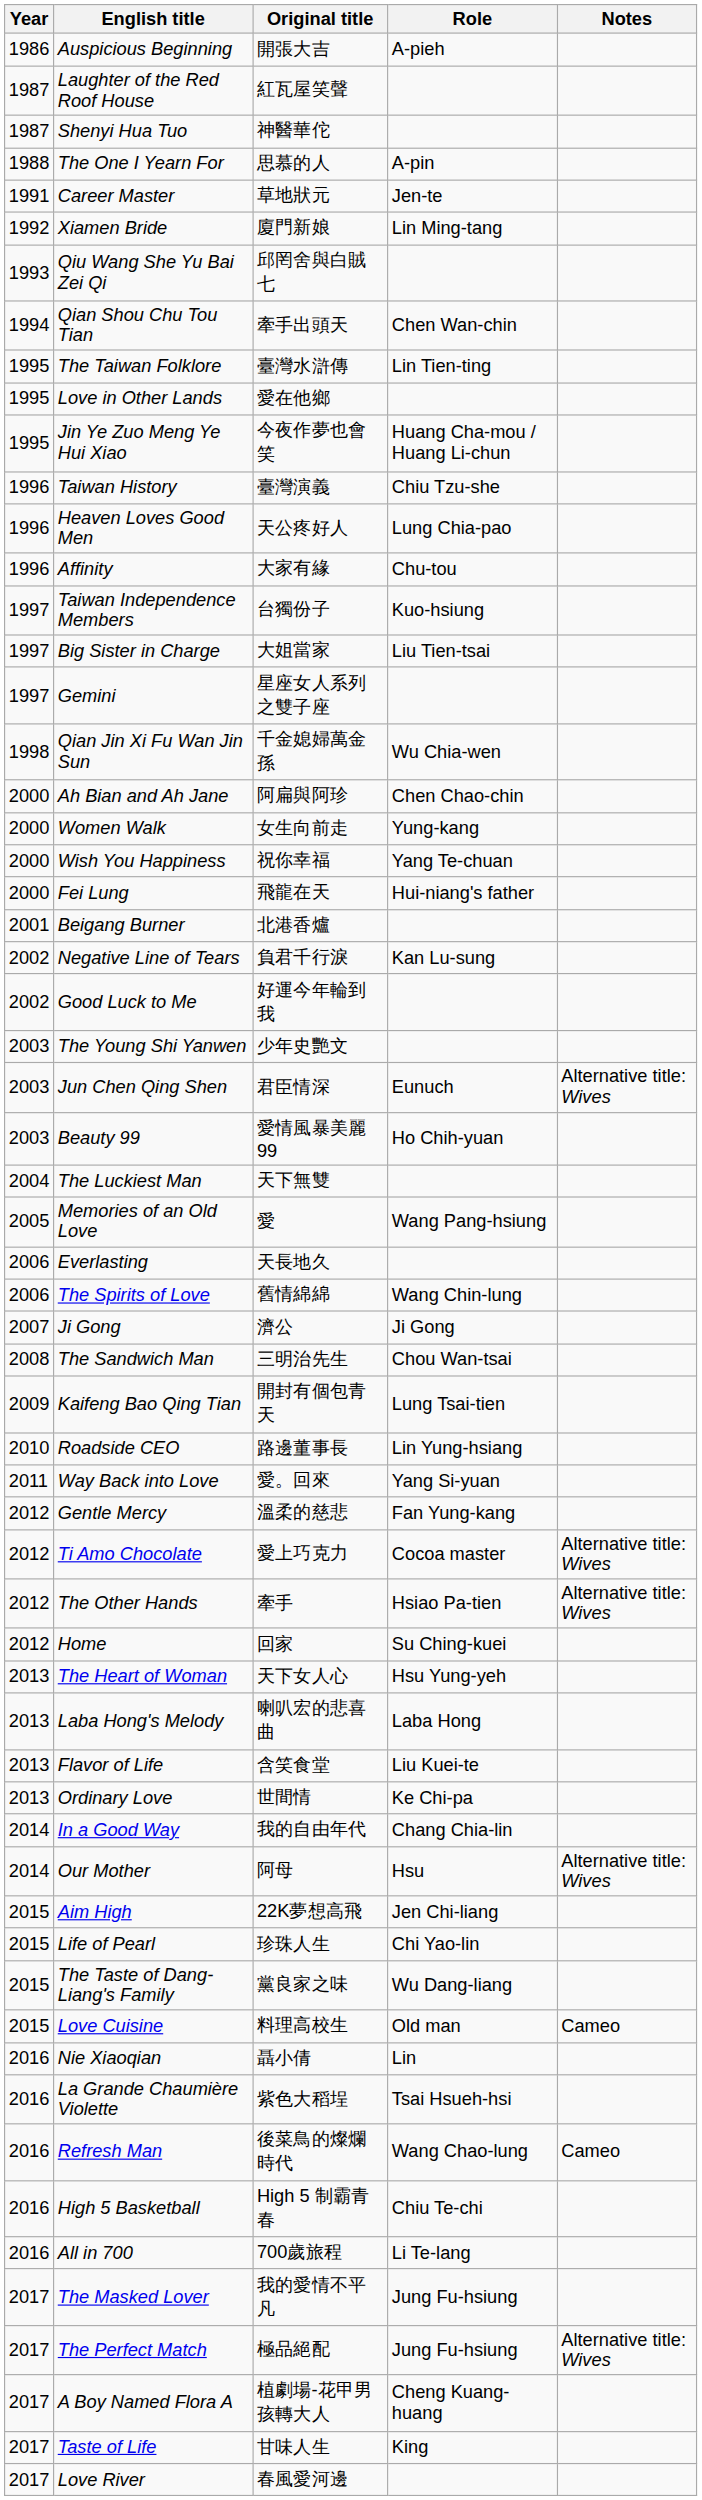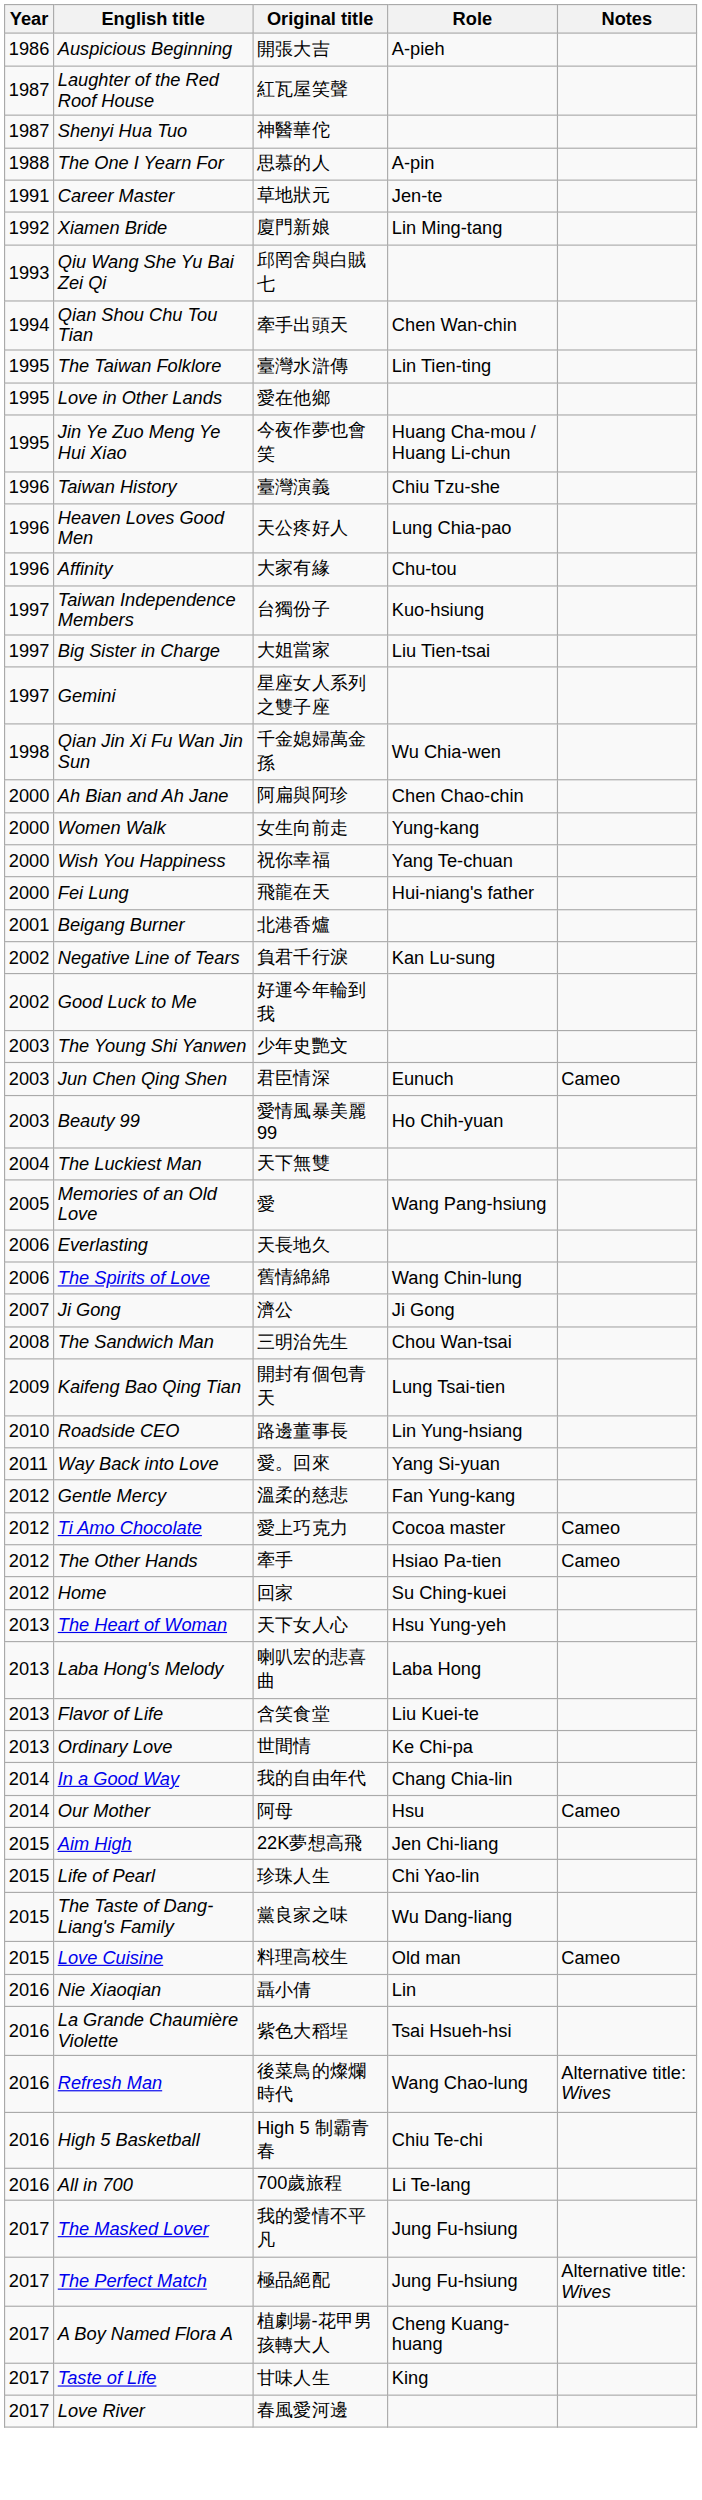(624, 1087) Alternative title: Wives -> (591, 1078) Cameo
(624, 1554) Alternative title: Wives -> (591, 1528) Cameo
(624, 1603) Alternative title: Wives -> (591, 1560) Cameo
(624, 1871) Alternative title: Wives -> (591, 1811) Cameo
(591, 2152) Cameo -> (624, 2083) Alternative title: Wives
